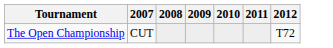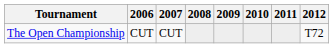+ column: (142, 14)
